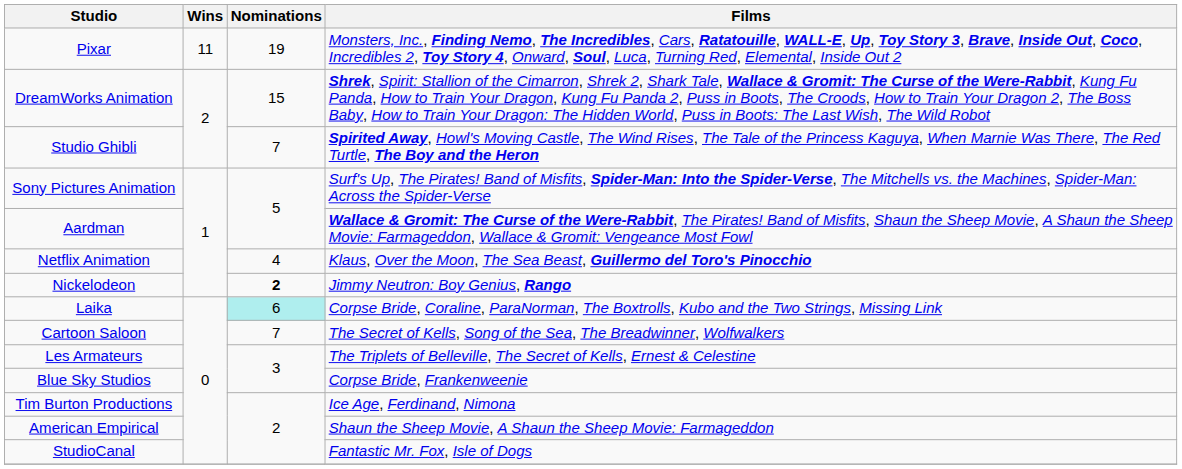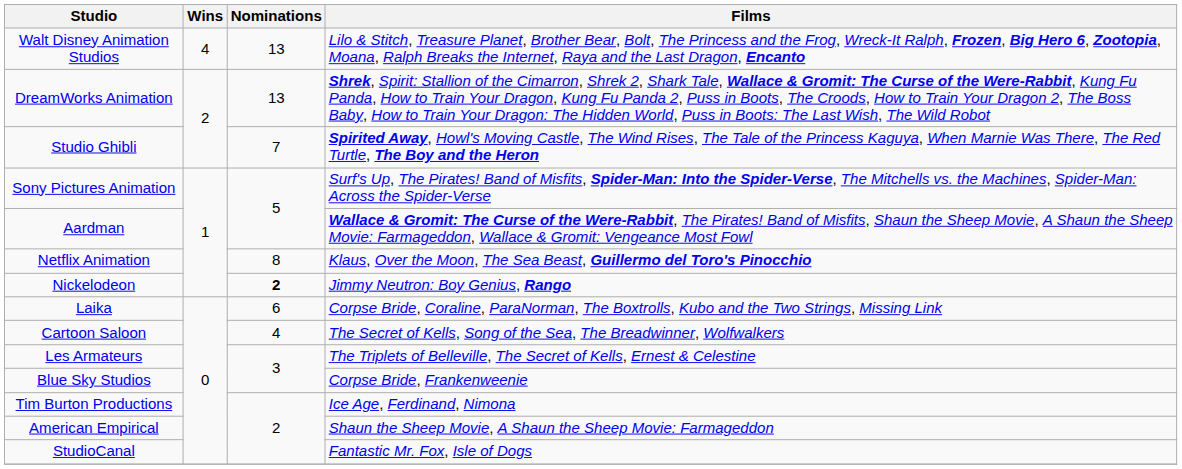- row: (94, 48)
+ row: (94, 48)
(276, 97) 15 -> (276, 97) 13
(276, 261) 4 -> (276, 261) 8
(276, 308) paleturquoise background -> (276, 308) no background
(276, 332) 7 -> (276, 332) 4
